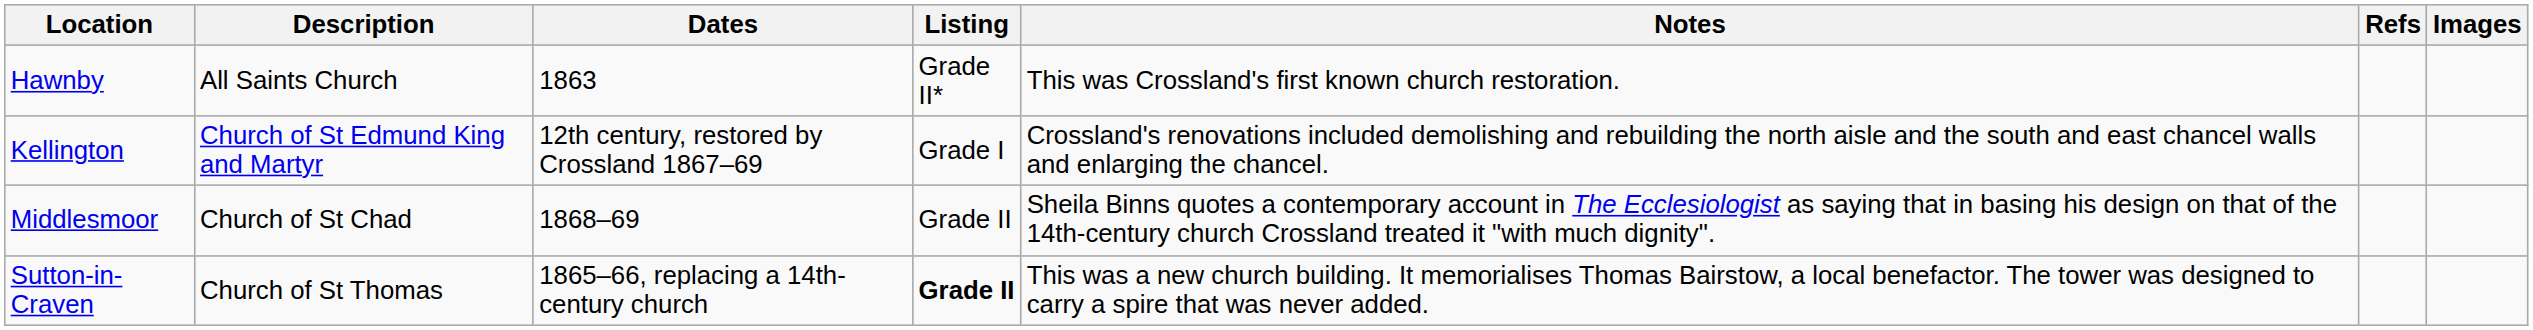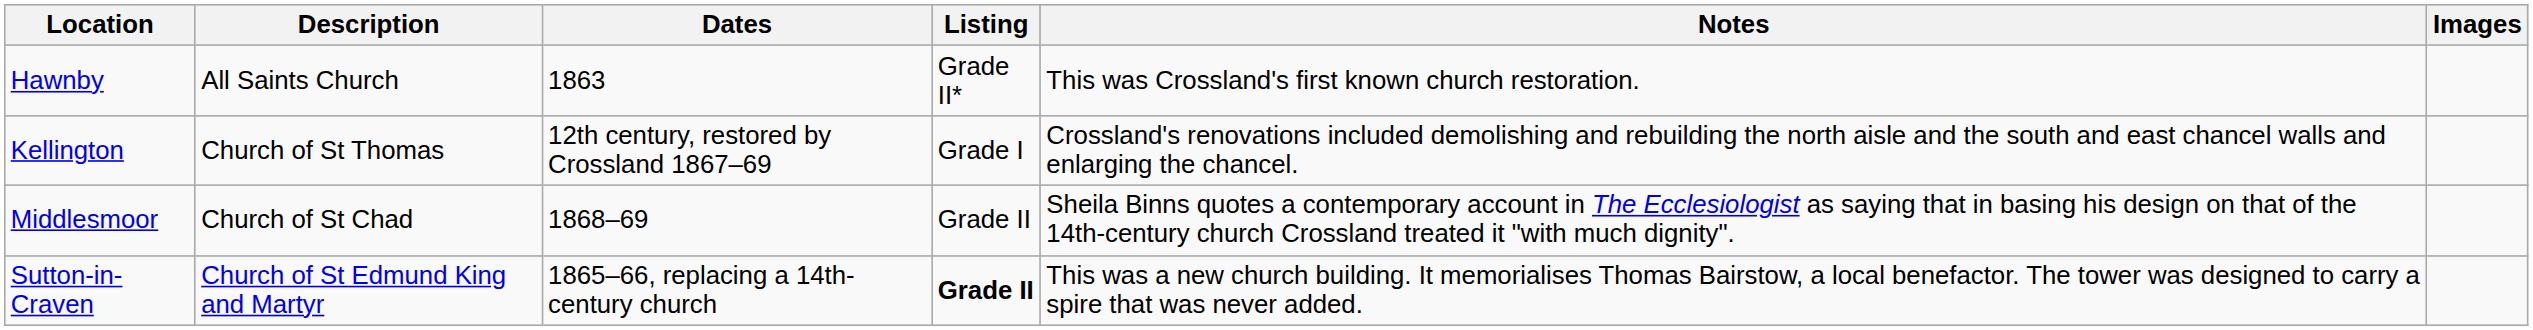- column: (2393, 24)
(352, 150) Church of St Edmund King and Martyr -> (323, 150) Church of St Thomas
(321, 289) Church of St Thomas -> (354, 289) Church of St Edmund King and Martyr
